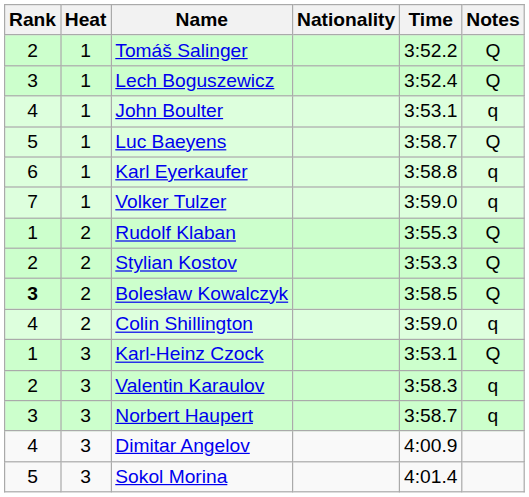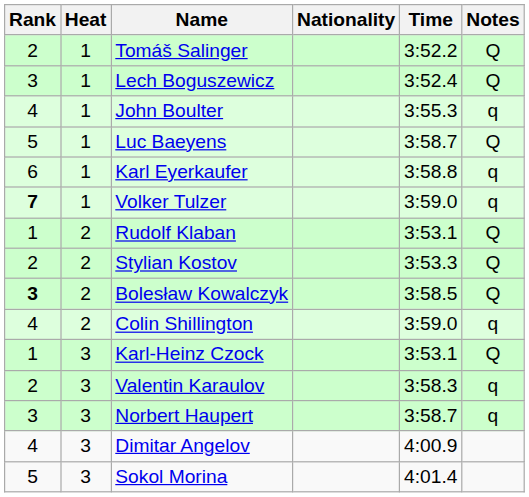(431, 111) 3:53.1 -> (431, 111) 3:55.3
(32, 202) normal -> (32, 202) bold
(431, 232) 3:55.3 -> (431, 232) 3:53.1
